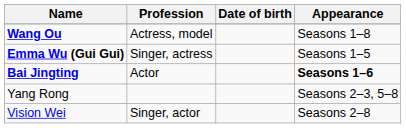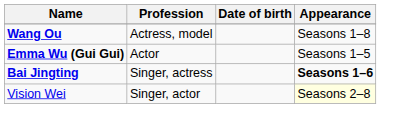(171, 53) Singer, actress -> (145, 53) Actor
(145, 73) Actor -> (171, 73) Singer, actress
- row: (38, 93)
(334, 113) no background -> (334, 93) lightyellow background
